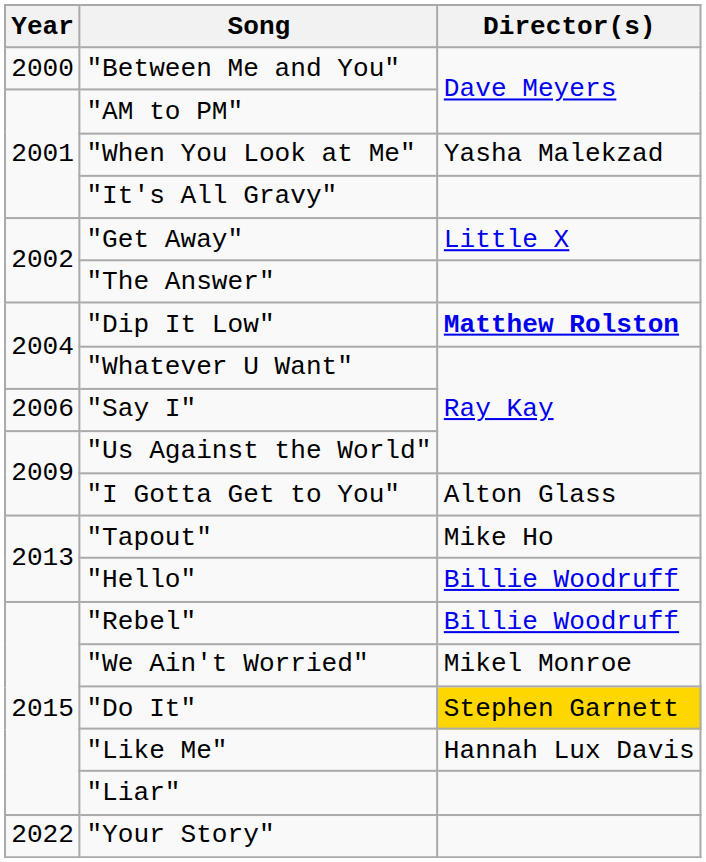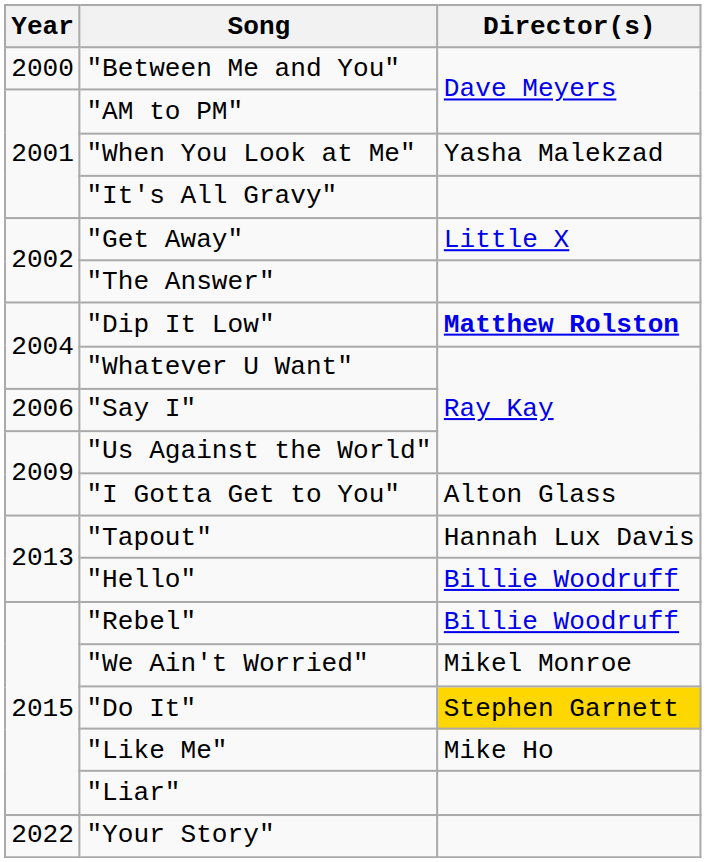(499, 537) Mike Ho -> (569, 537) Hannah Lux Davis
(569, 750) Hannah Lux Davis -> (499, 750) Mike Ho
